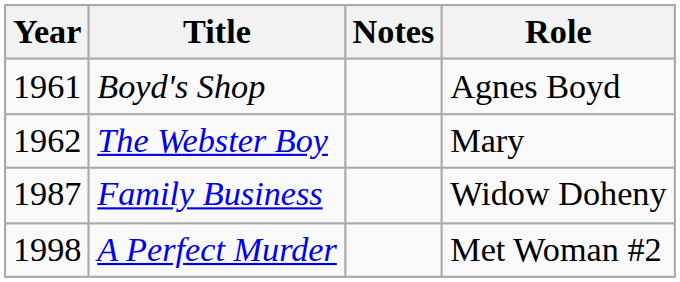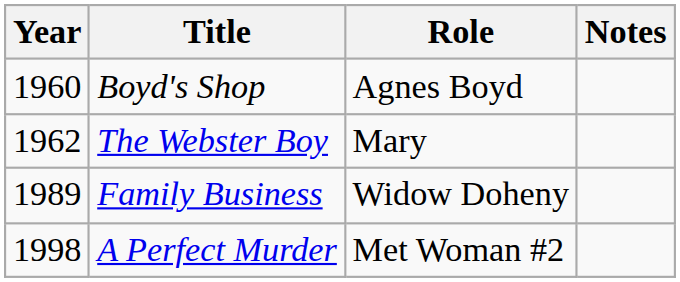columns swapped: (558, 31) <-> (394, 31)
(47, 85) 1961 -> (47, 85) 1960
(47, 194) 1987 -> (47, 194) 1989
